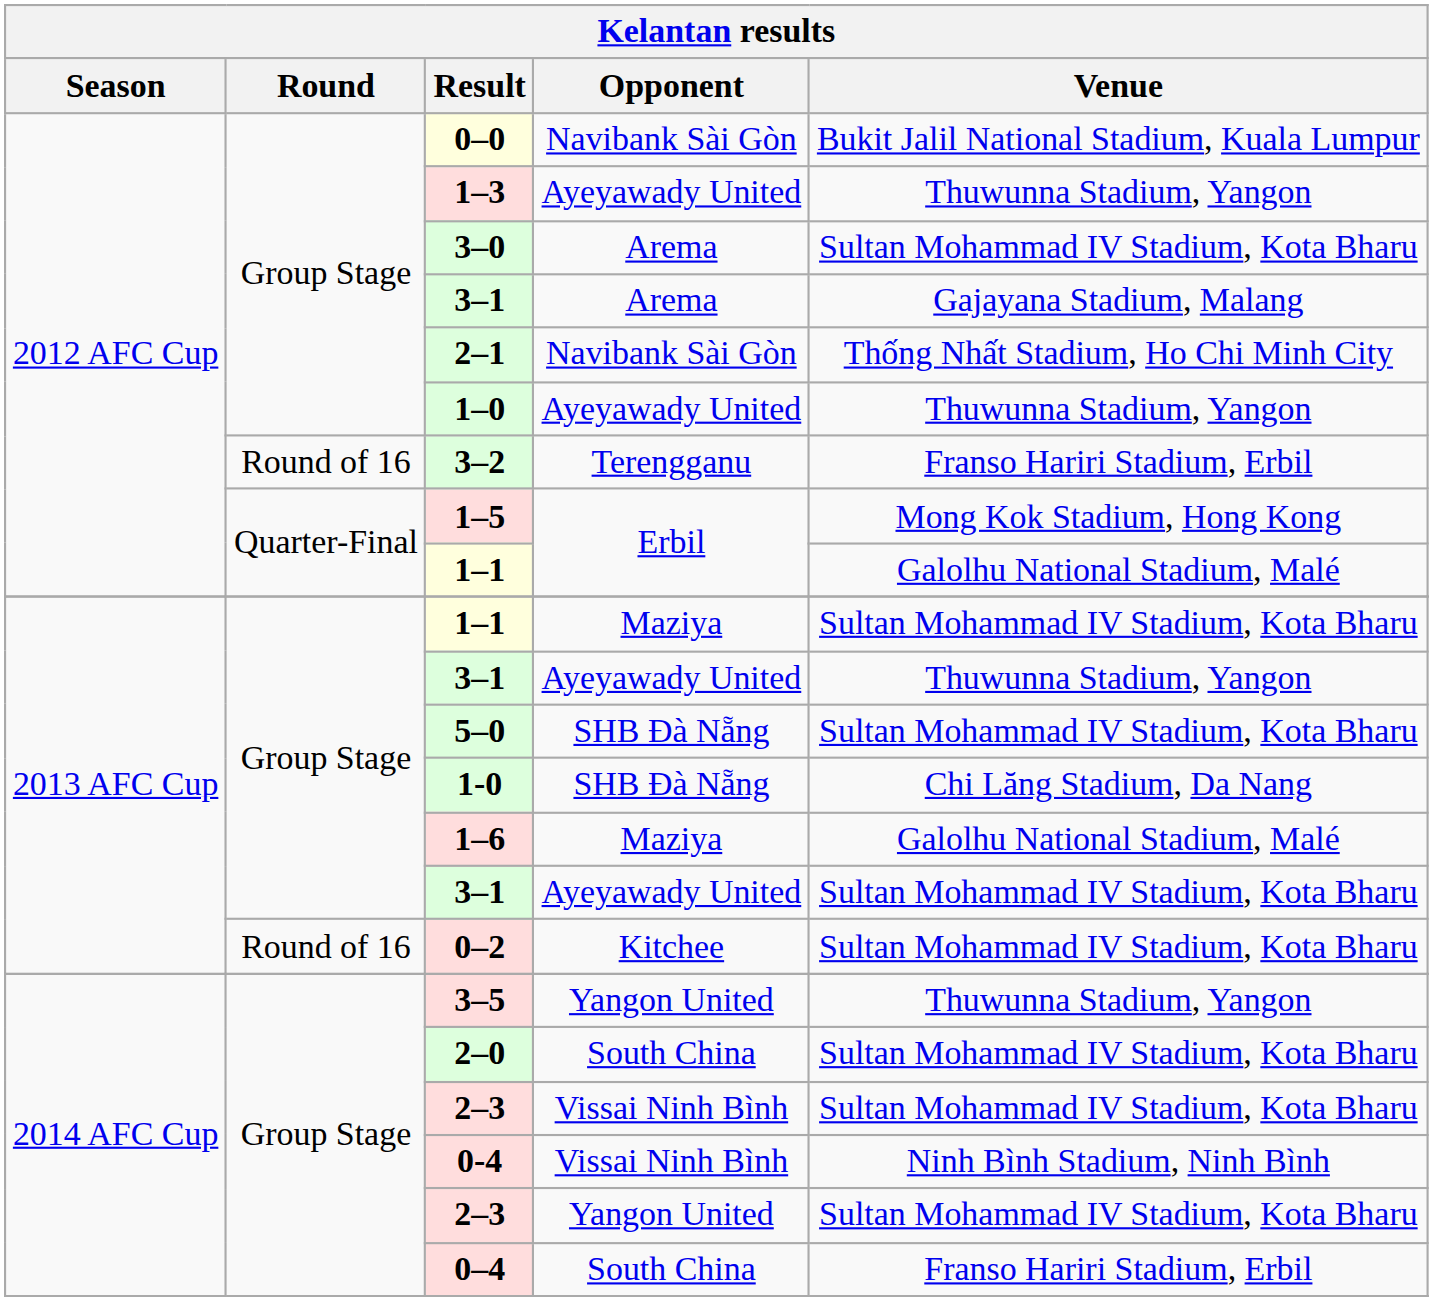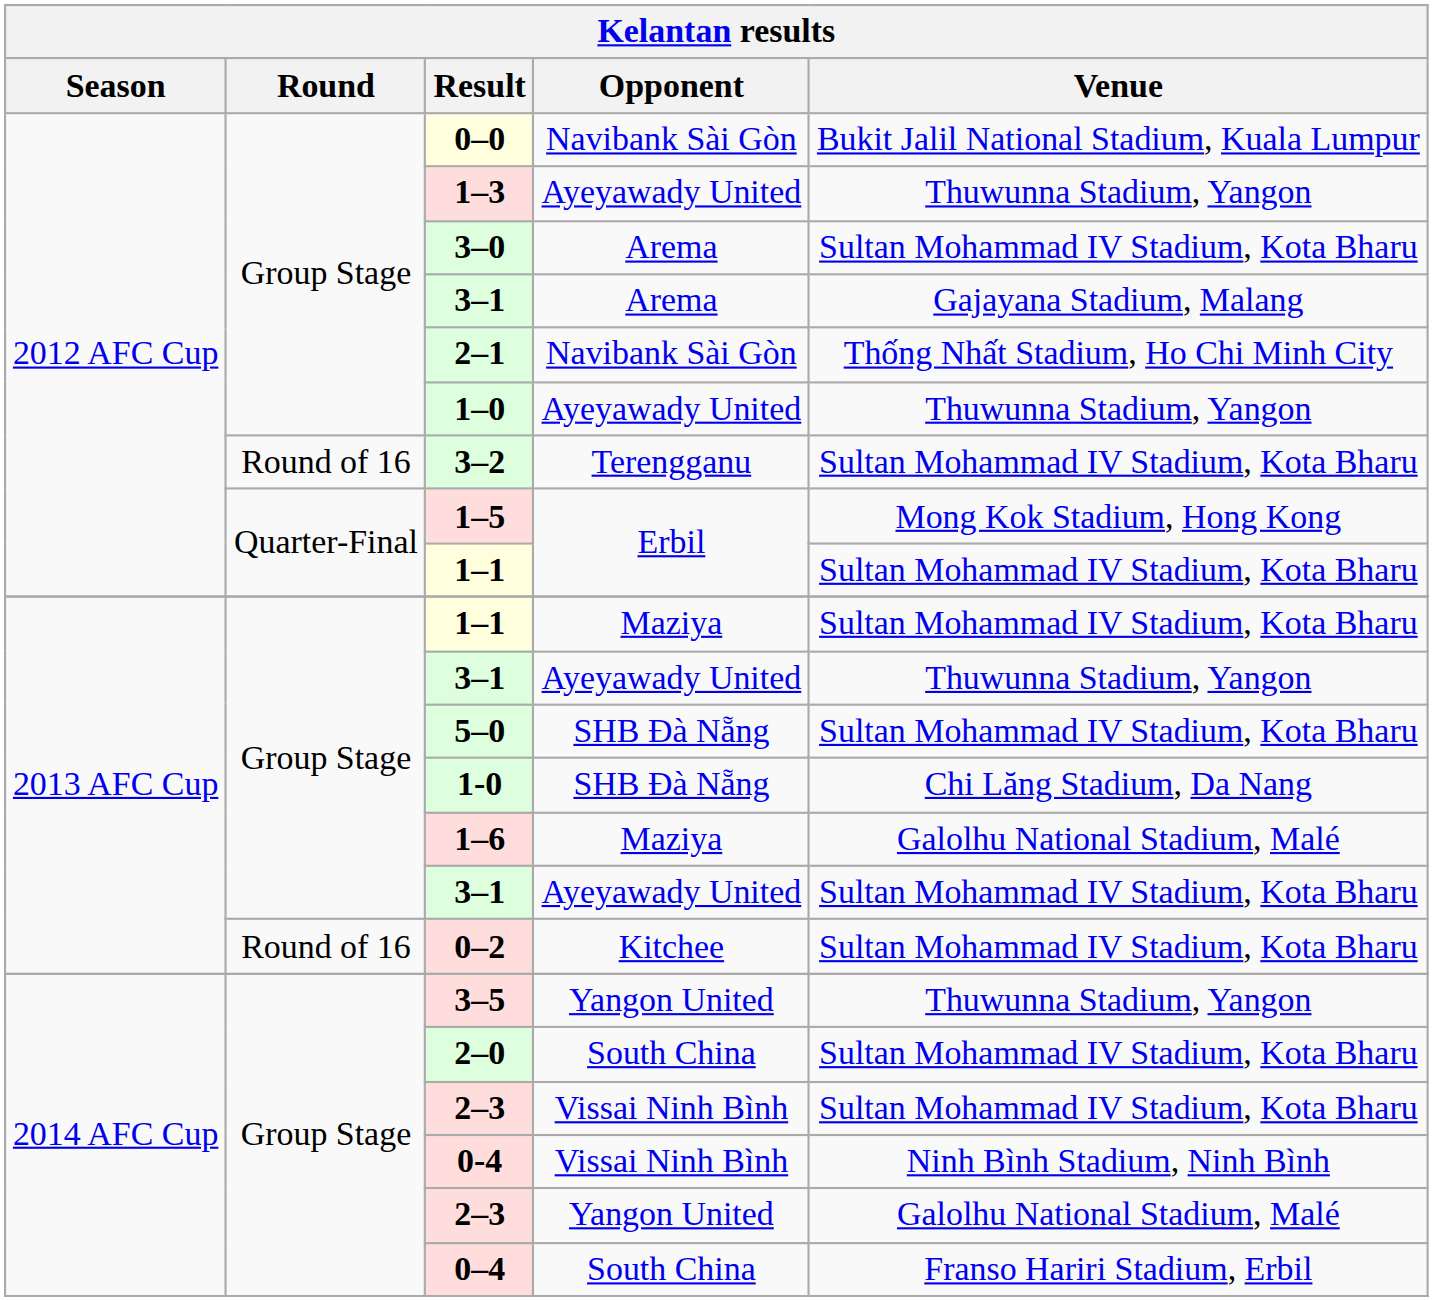(1118, 461) Franso Hariri Stadium, Erbil -> (1118, 461) Sultan Mohammad IV Stadium, Kota Bharu
(1118, 569) Galolhu National Stadium, Malé -> (1118, 569) Sultan Mohammad IV Stadium, Kota Bharu
(1118, 1214) Sultan Mohammad IV Stadium, Kota Bharu -> (1118, 1214) Galolhu National Stadium, Malé
